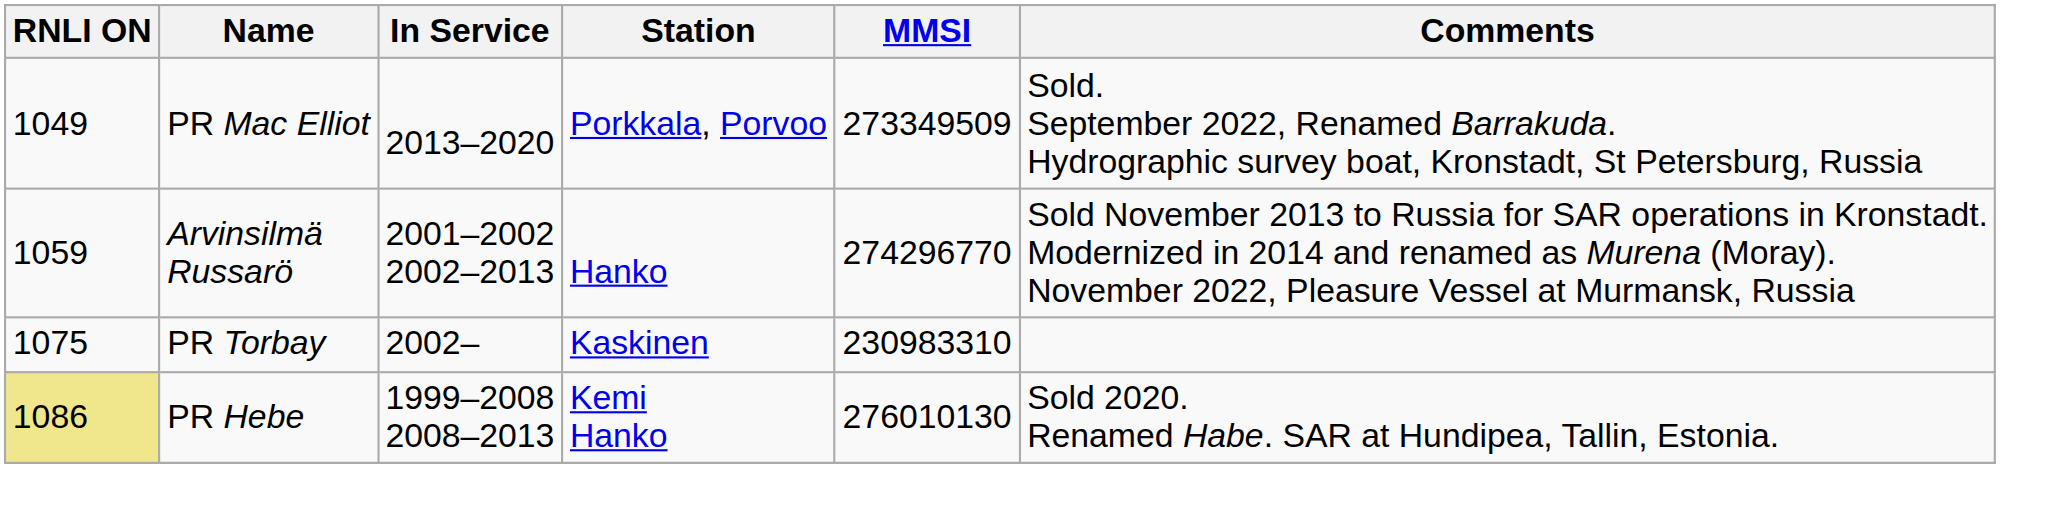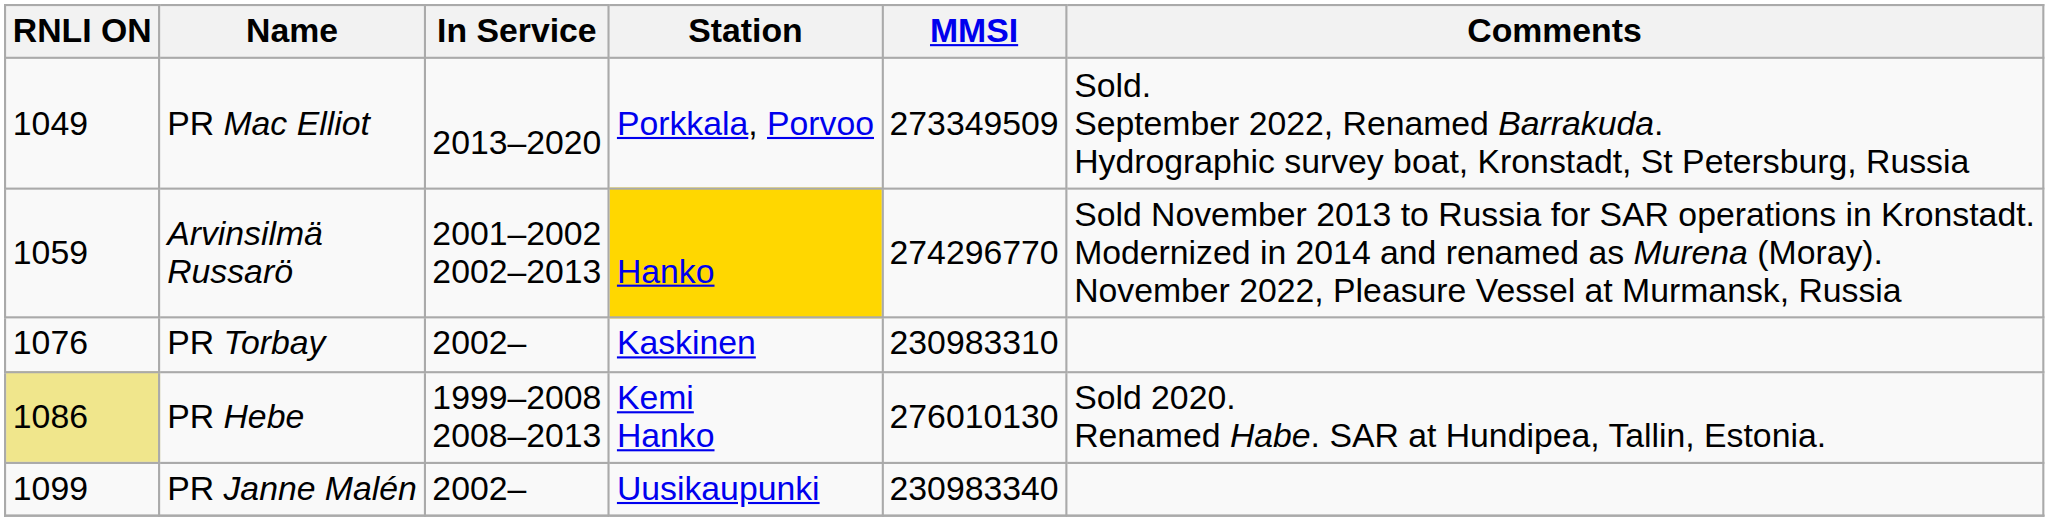(619, 271) no background -> (666, 271) gold background
(50, 343) 1075 -> (50, 343) 1076
+ row: (292, 488)
